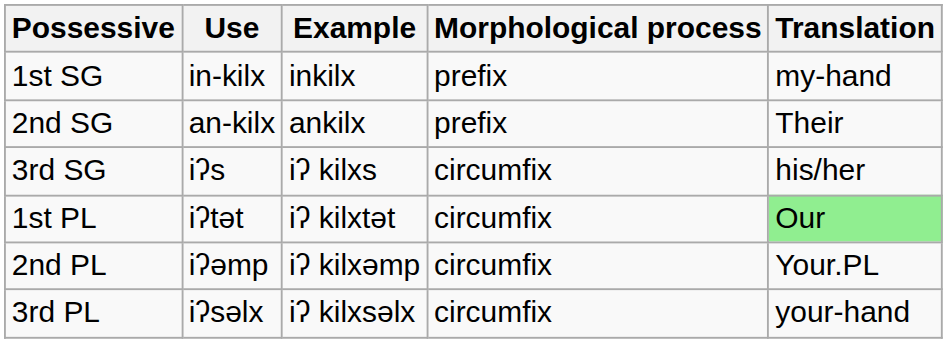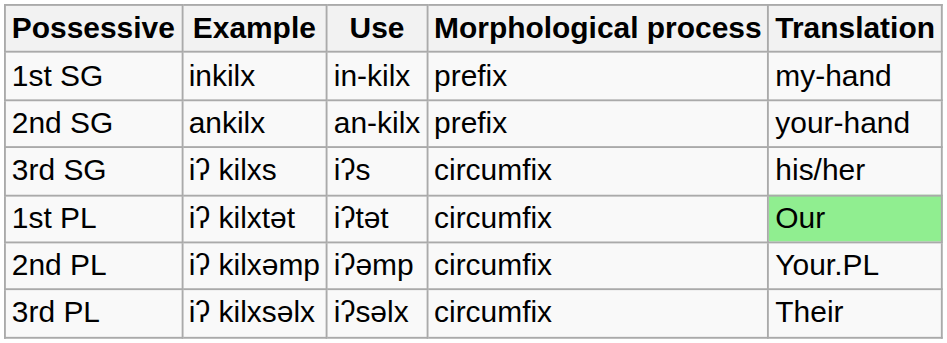columns swapped: (355, 28) <-> (232, 28)
(809, 123) Their -> (843, 123) your-hand
(843, 312) your-hand -> (809, 312) Their
